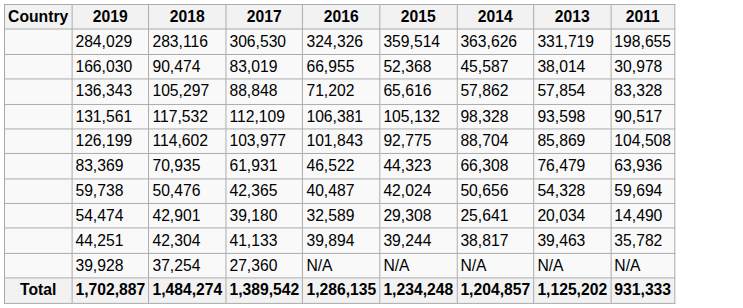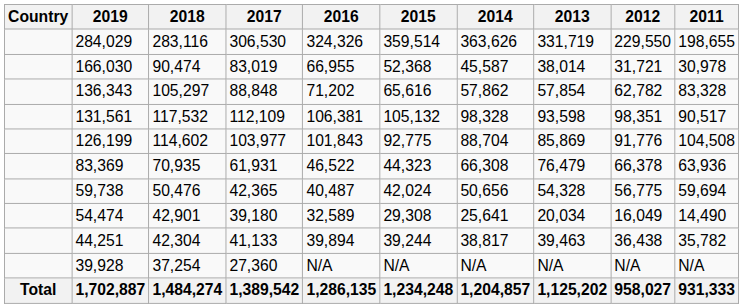+ column: (643, 16)
